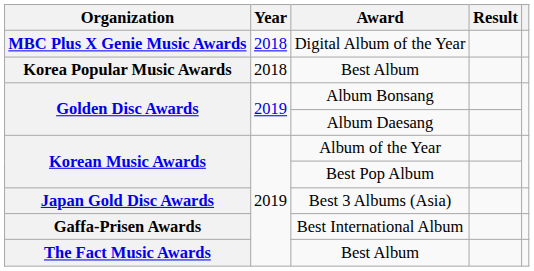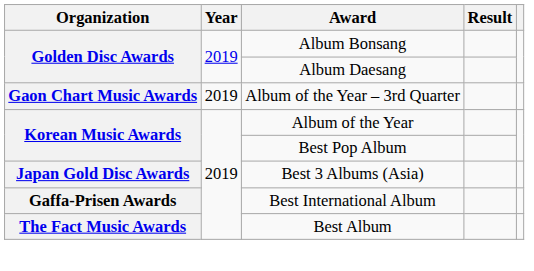- row: (127, 43)
- row: (127, 69)
+ row: (103, 95)
